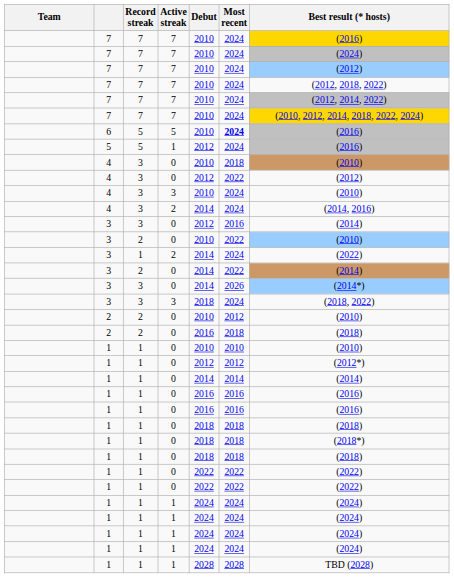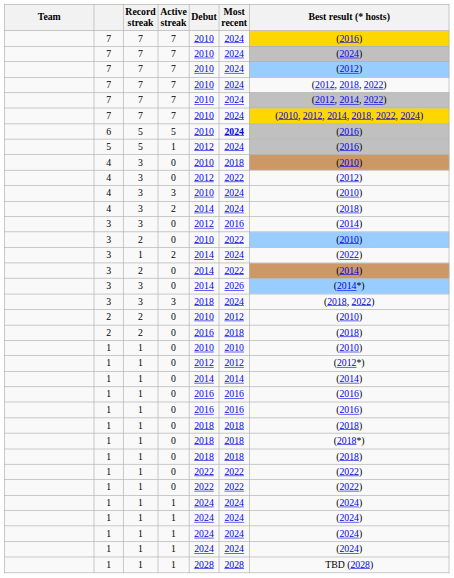(349, 208) (2014, 2016) -> (349, 208) (2018)
